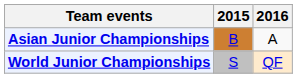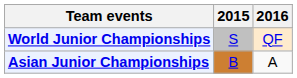rows swapped: (108, 39) <-> (109, 62)
